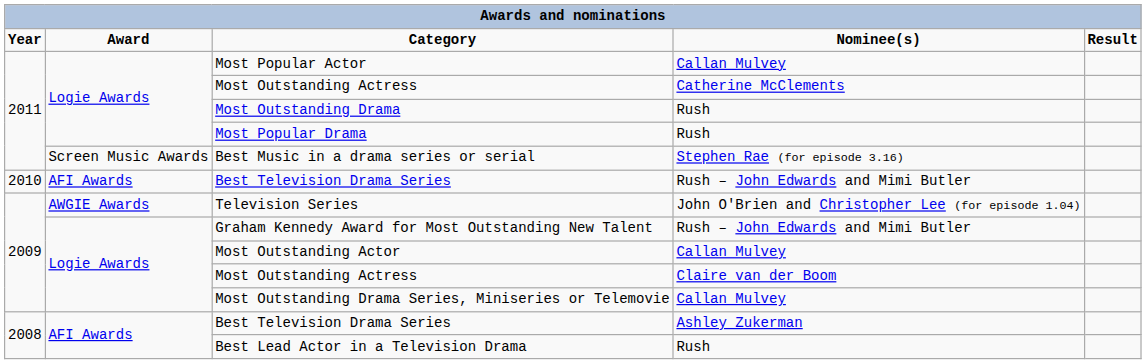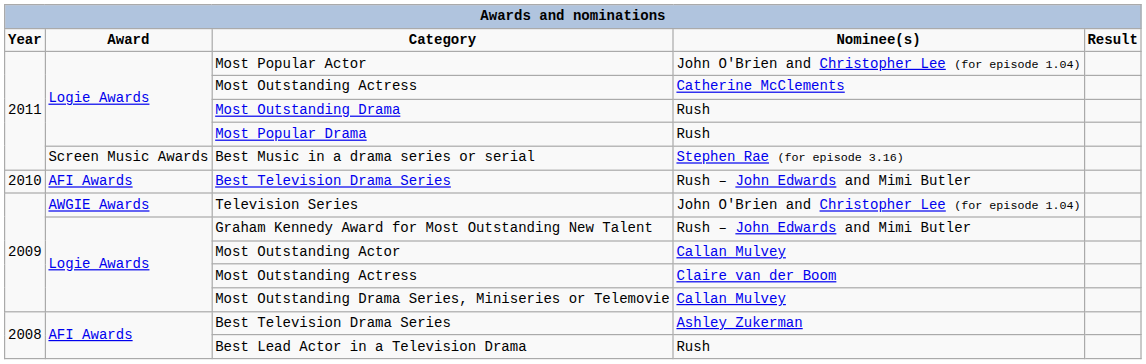(731, 63) Callan Mulvey -> (879, 63) John O'Brien and Christopher Lee (for episode 1.04)
